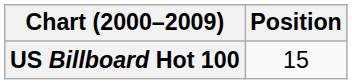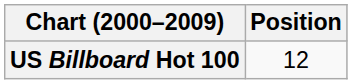(296, 59) 15 -> (296, 59) 12
